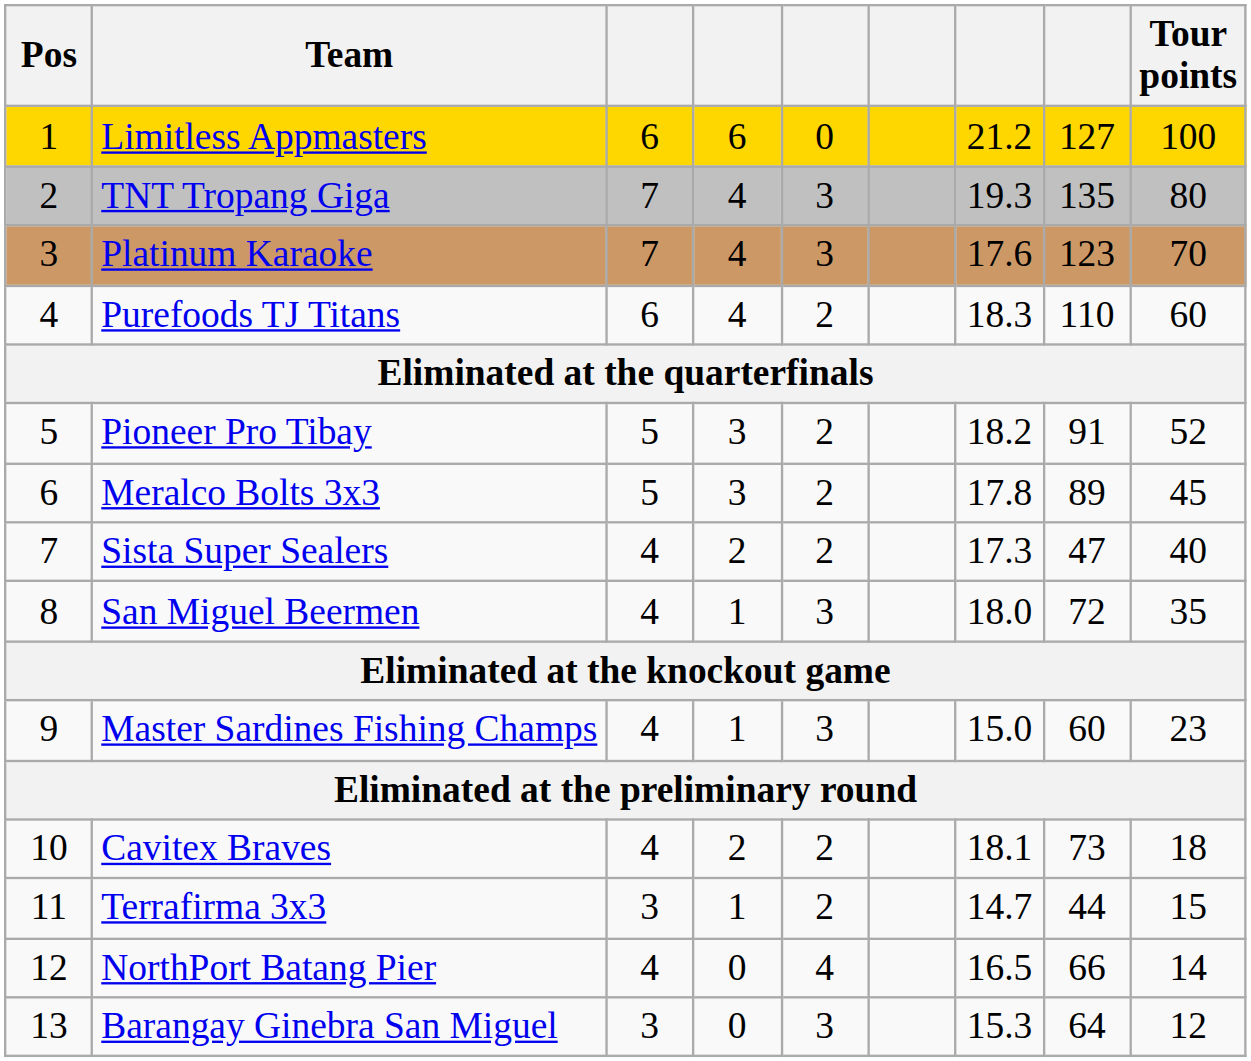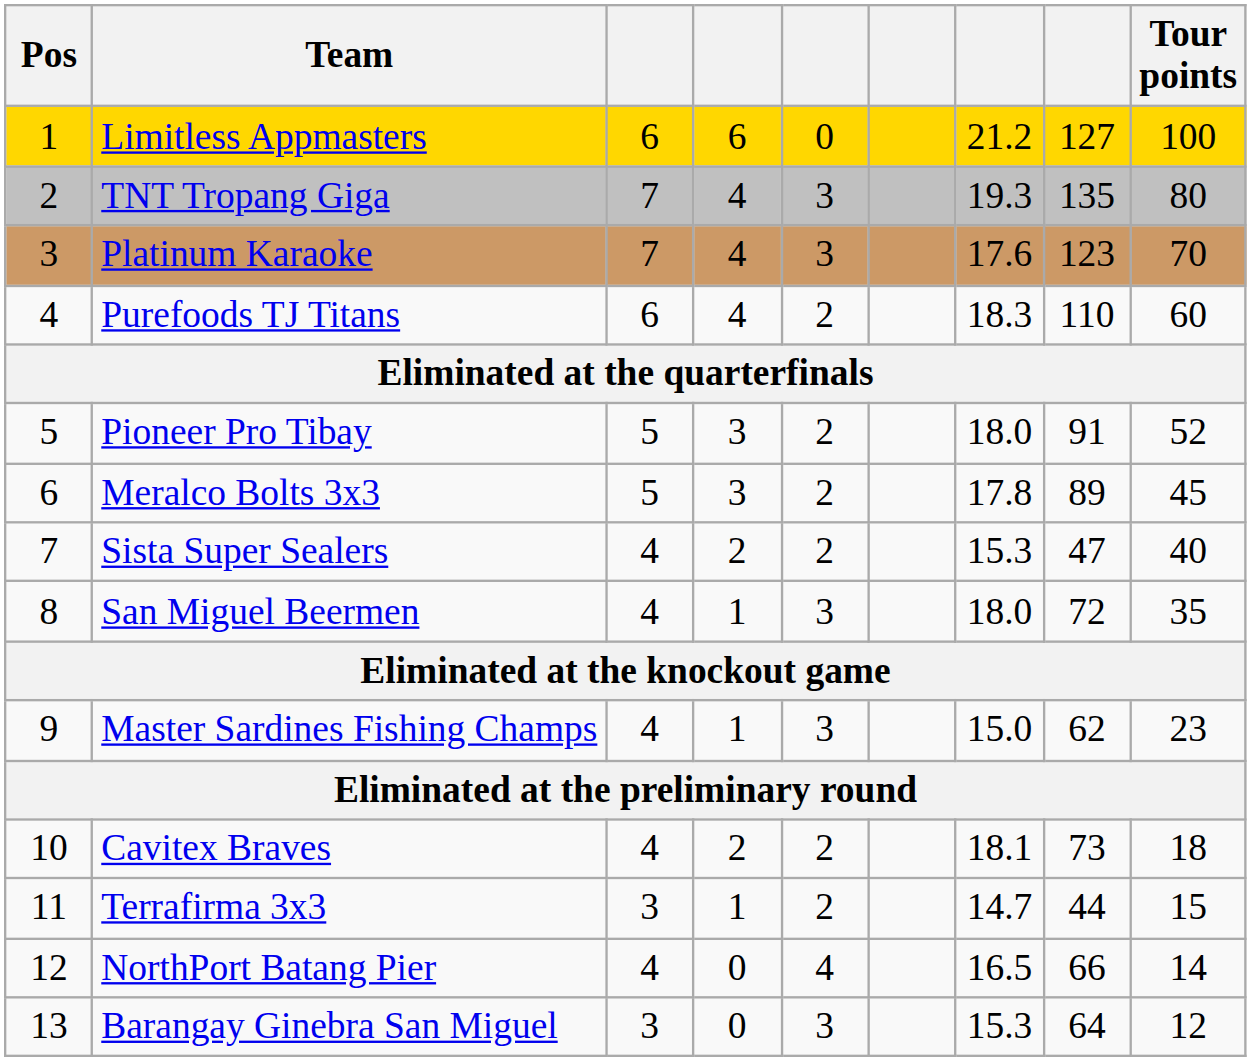(1000, 432) 18.2 -> (1000, 432) 18.0
(1000, 551) 17.3 -> (1000, 551) 15.3
(1087, 729) 60 -> (1087, 729) 62
